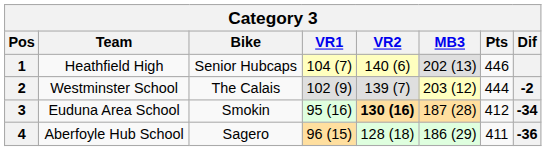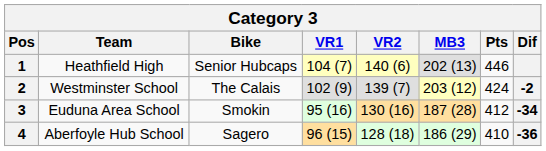(497, 88) 444 -> (497, 88) 424
(387, 111) bold -> (387, 111) normal
(497, 133) 411 -> (497, 133) 410
